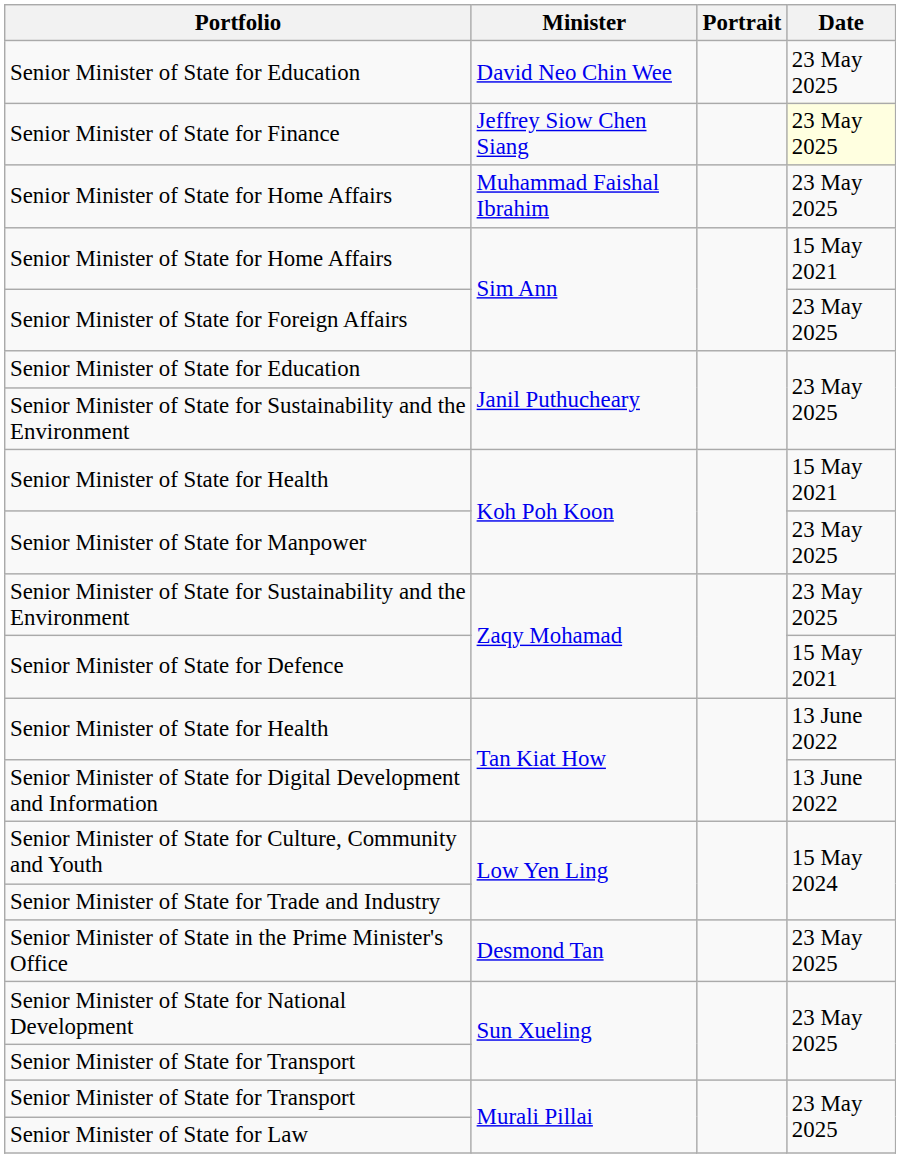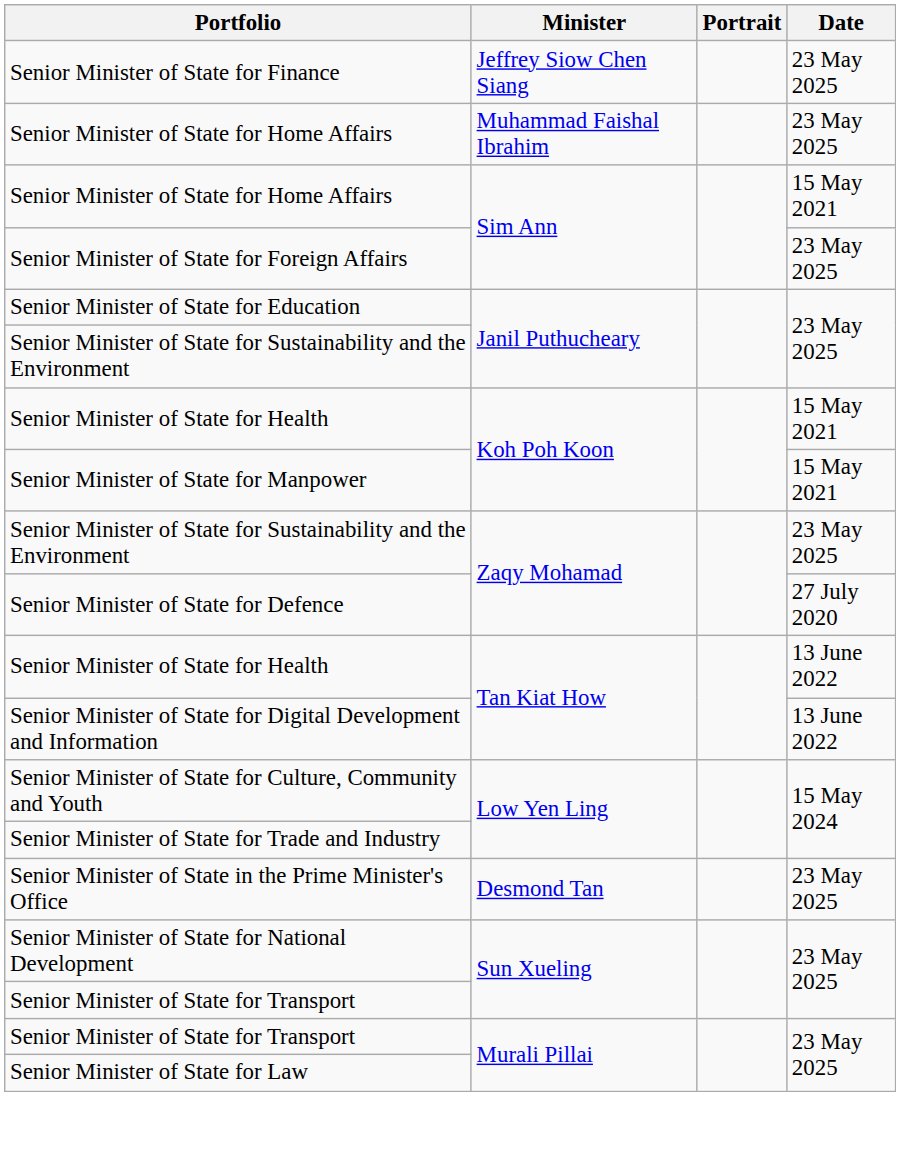- row: (185, 71)
(827, 133) lightyellow background -> (827, 71) no background
(827, 542) 23 May 2025 -> (827, 480) 15 May 2021
(827, 666) 15 May 2021 -> (825, 604) 27 July 2020
